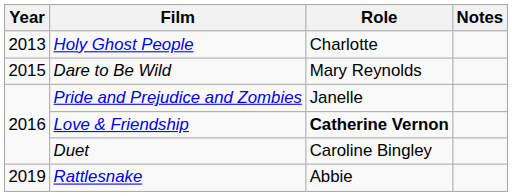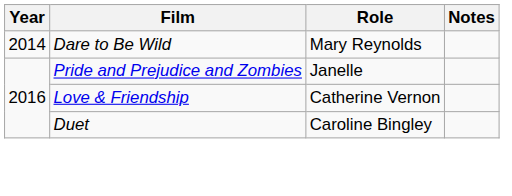- row: (124, 44)
(27, 71) 2015 -> (27, 44) 2014
(379, 124) bold -> (375, 97) normal
- row: (98, 177)
